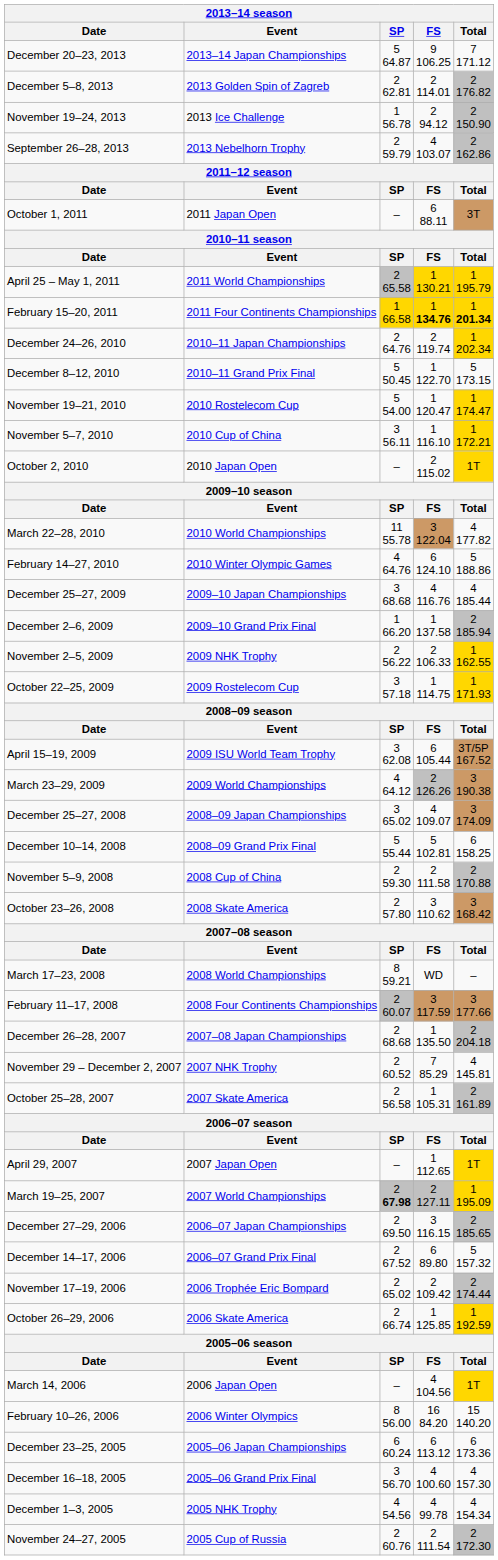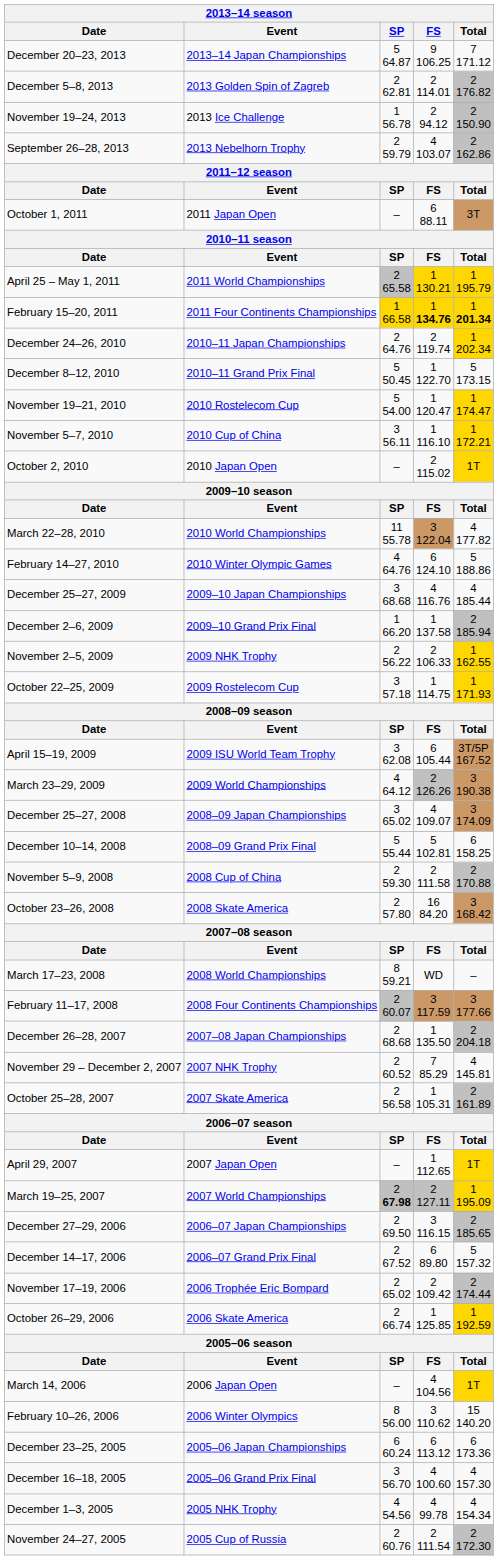(433, 908) 3 110.62 -> (433, 908) 16 84.20
(433, 1416) 16 84.20 -> (433, 1416) 3 110.62
